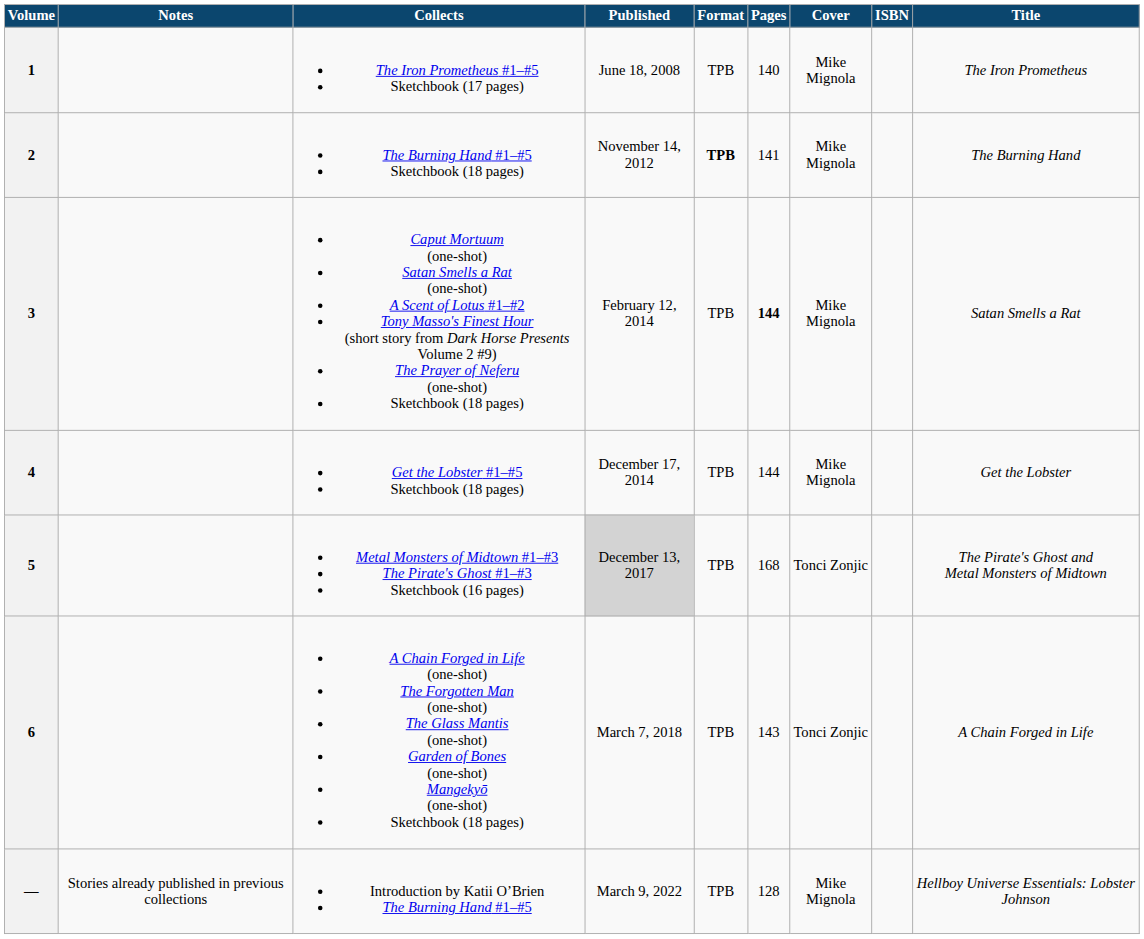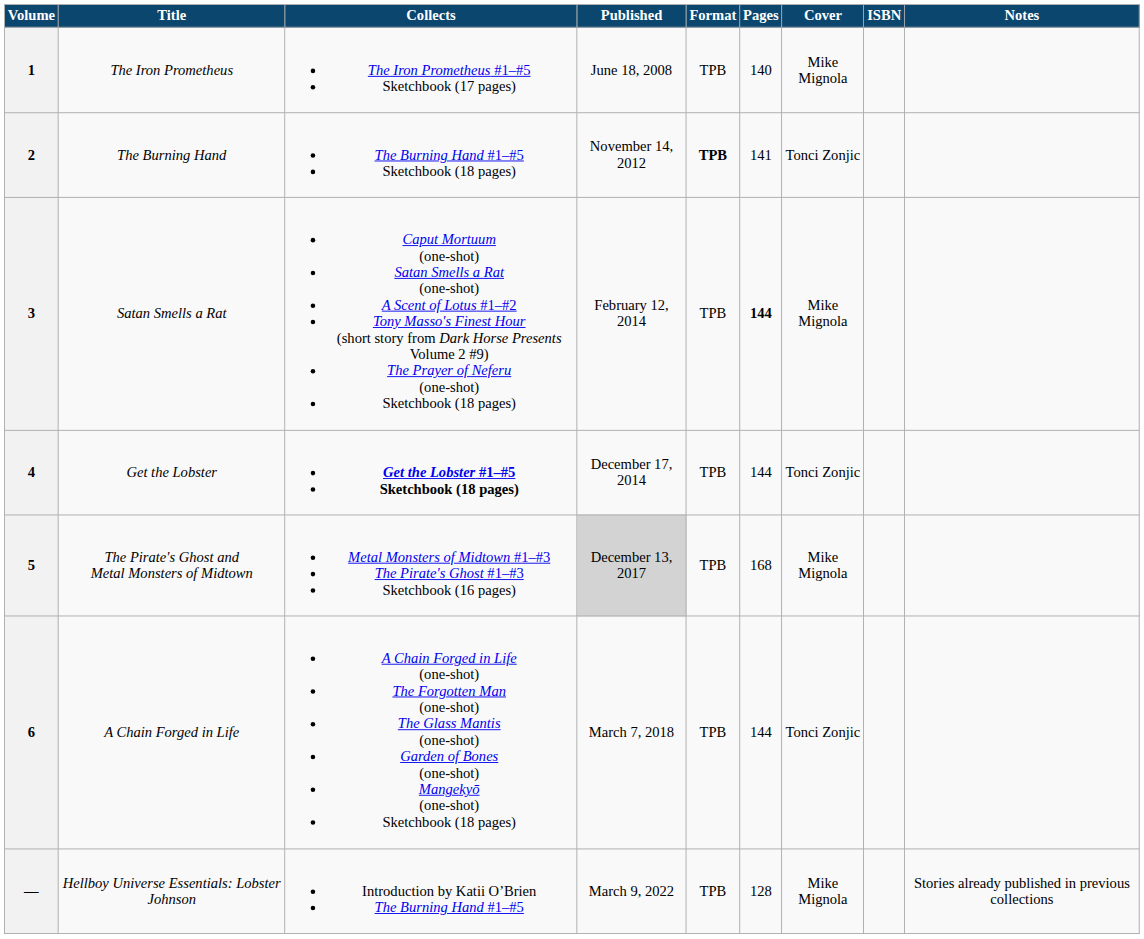columns swapped: (1026, 16) <-> (176, 16)
(831, 155) Mike Mignola -> (823, 155) Tonci Zonjic
(439, 481) normal -> (431, 481) bold
(831, 472) Mike Mignola -> (823, 472) Tonci Zonjic
(831, 565) Tonci Zonjic -> (823, 565) Mike Mignola
(769, 732) 143 -> (761, 732) 144
